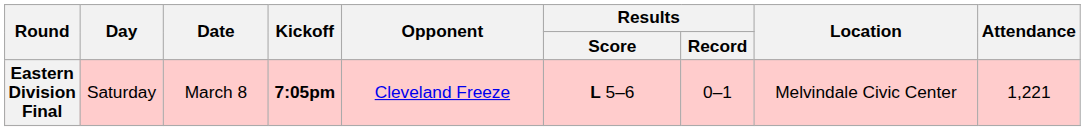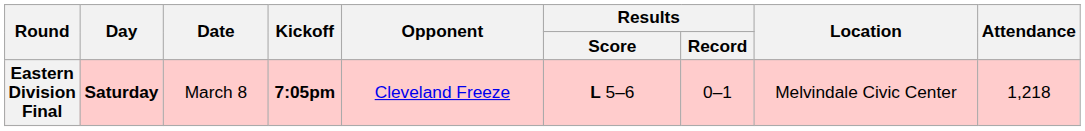(121, 92) normal -> (122, 92) bold
(1029, 92) 1,221 -> (1029, 92) 1,218
